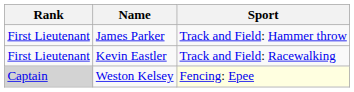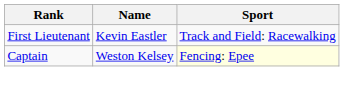- row: (130, 35)
(28, 76) lightgrey background -> (28, 55) no background
